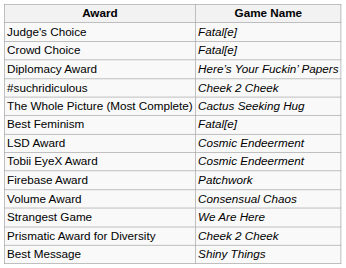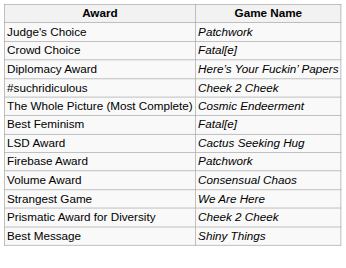(218, 32) Fatal[e] -> (225, 32) Patchwork
(251, 106) Cactus Seeking Hug -> (251, 106) Cosmic Endeerment
(251, 143) Cosmic Endeerment -> (251, 143) Cactus Seeking Hug
- row: (52, 161)
